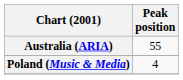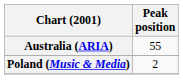(155, 64) 4 -> (155, 64) 2
